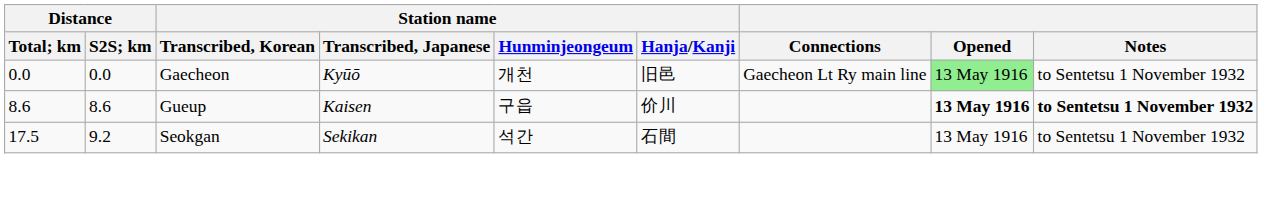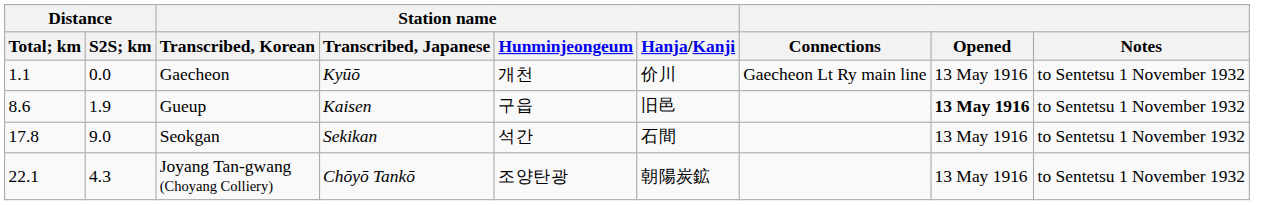(19, 75) 0.0 -> (19, 75) 1.1
(659, 74) 旧邑 -> (659, 74) 价川
(981, 75) lightgreen background -> (981, 75) no background
(100, 106) 8.6 -> (100, 106) 1.9
(659, 105) 价川 -> (659, 105) 旧邑
(1145, 106) bold -> (1141, 106) normal
(24, 137) 17.5 -> (24, 137) 17.8
(100, 137) 9.2 -> (100, 137) 9.0
+ row: (226, 176)
